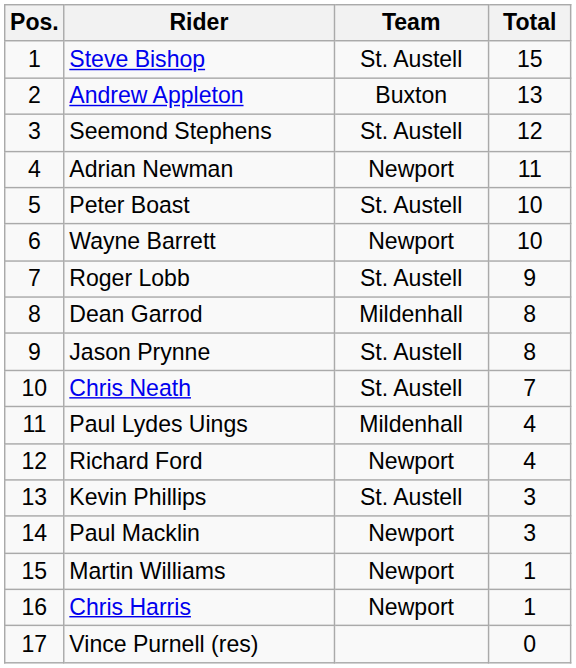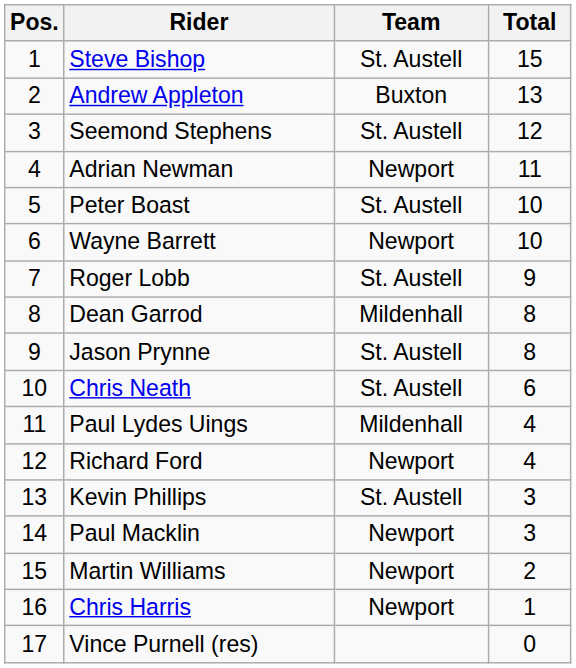(530, 388) 7 -> (530, 388) 6
(530, 570) 1 -> (530, 570) 2
